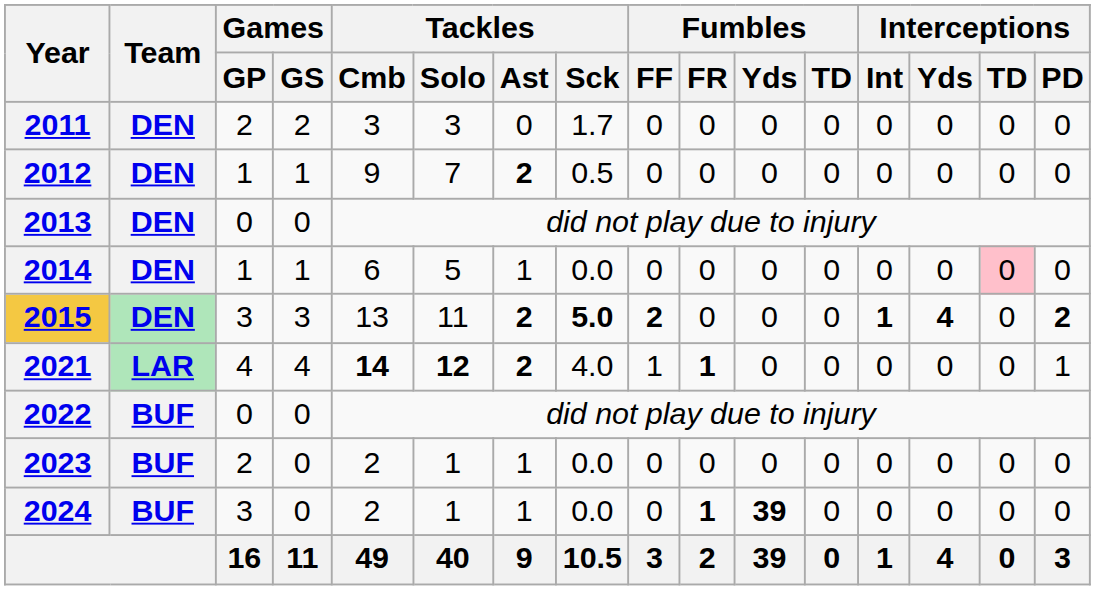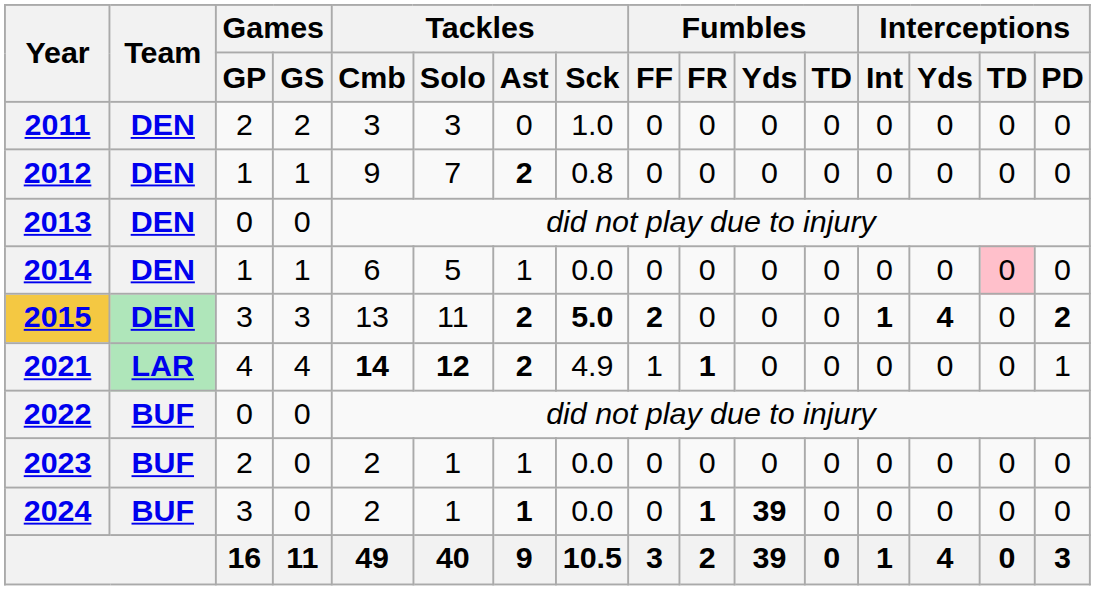(592, 125) 1.7 -> (592, 125) 1.0
(592, 173) 0.5 -> (592, 173) 0.8
(592, 366) 4.0 -> (592, 366) 4.9
(524, 510) normal -> (524, 510) bold
